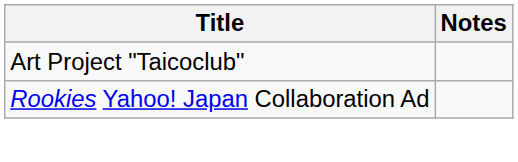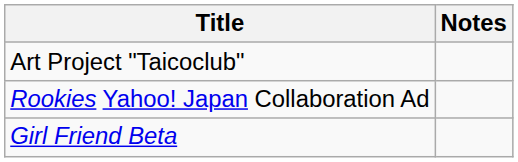+ row: (94, 136)
